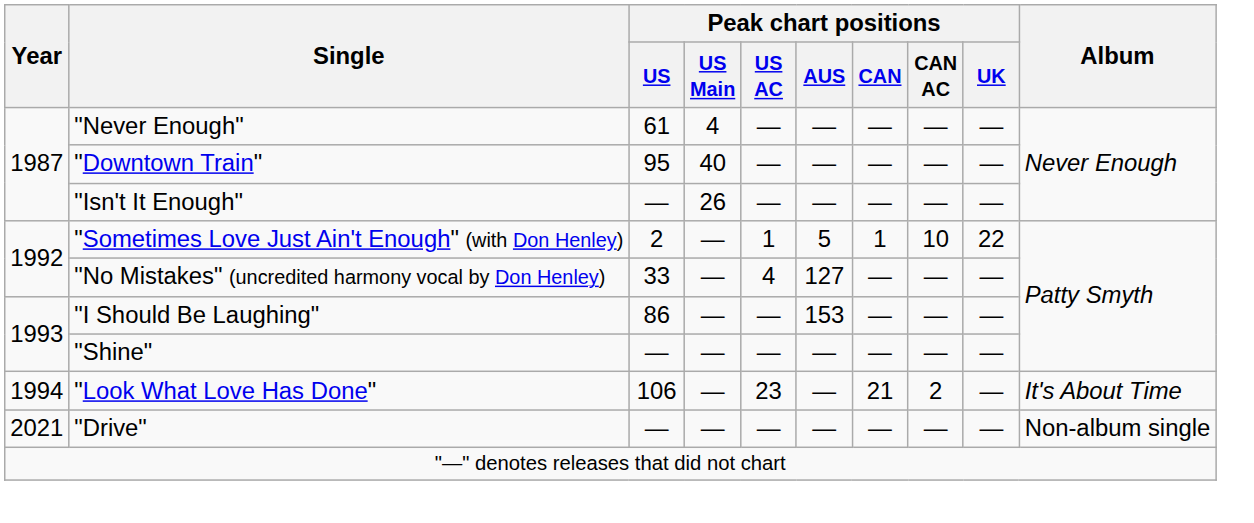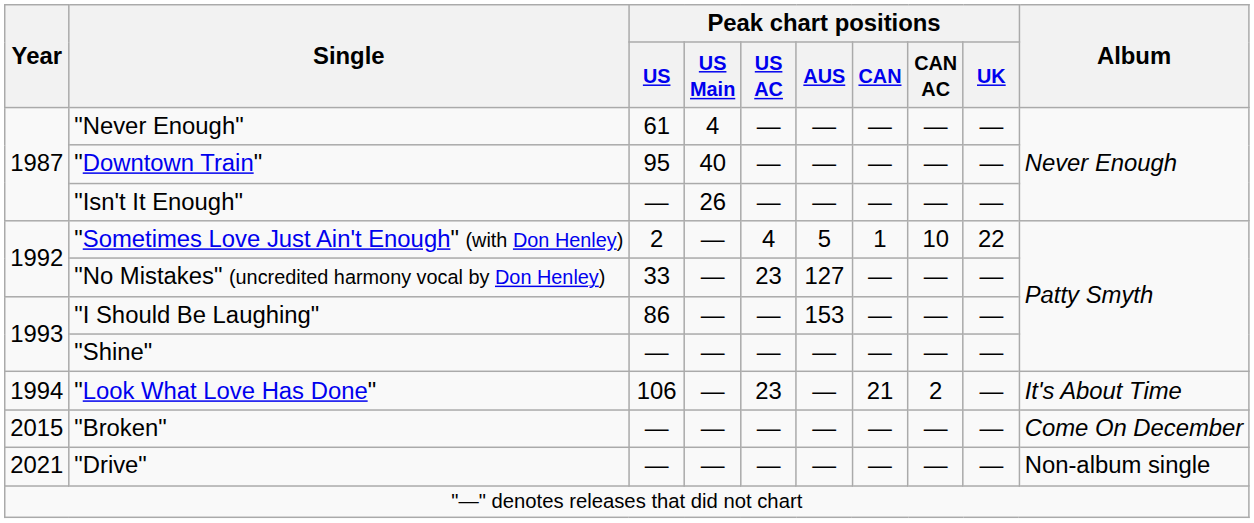(769, 239) 1 -> (769, 239) 4
(769, 277) 4 -> (769, 277) 23
+ row: (120, 428)
